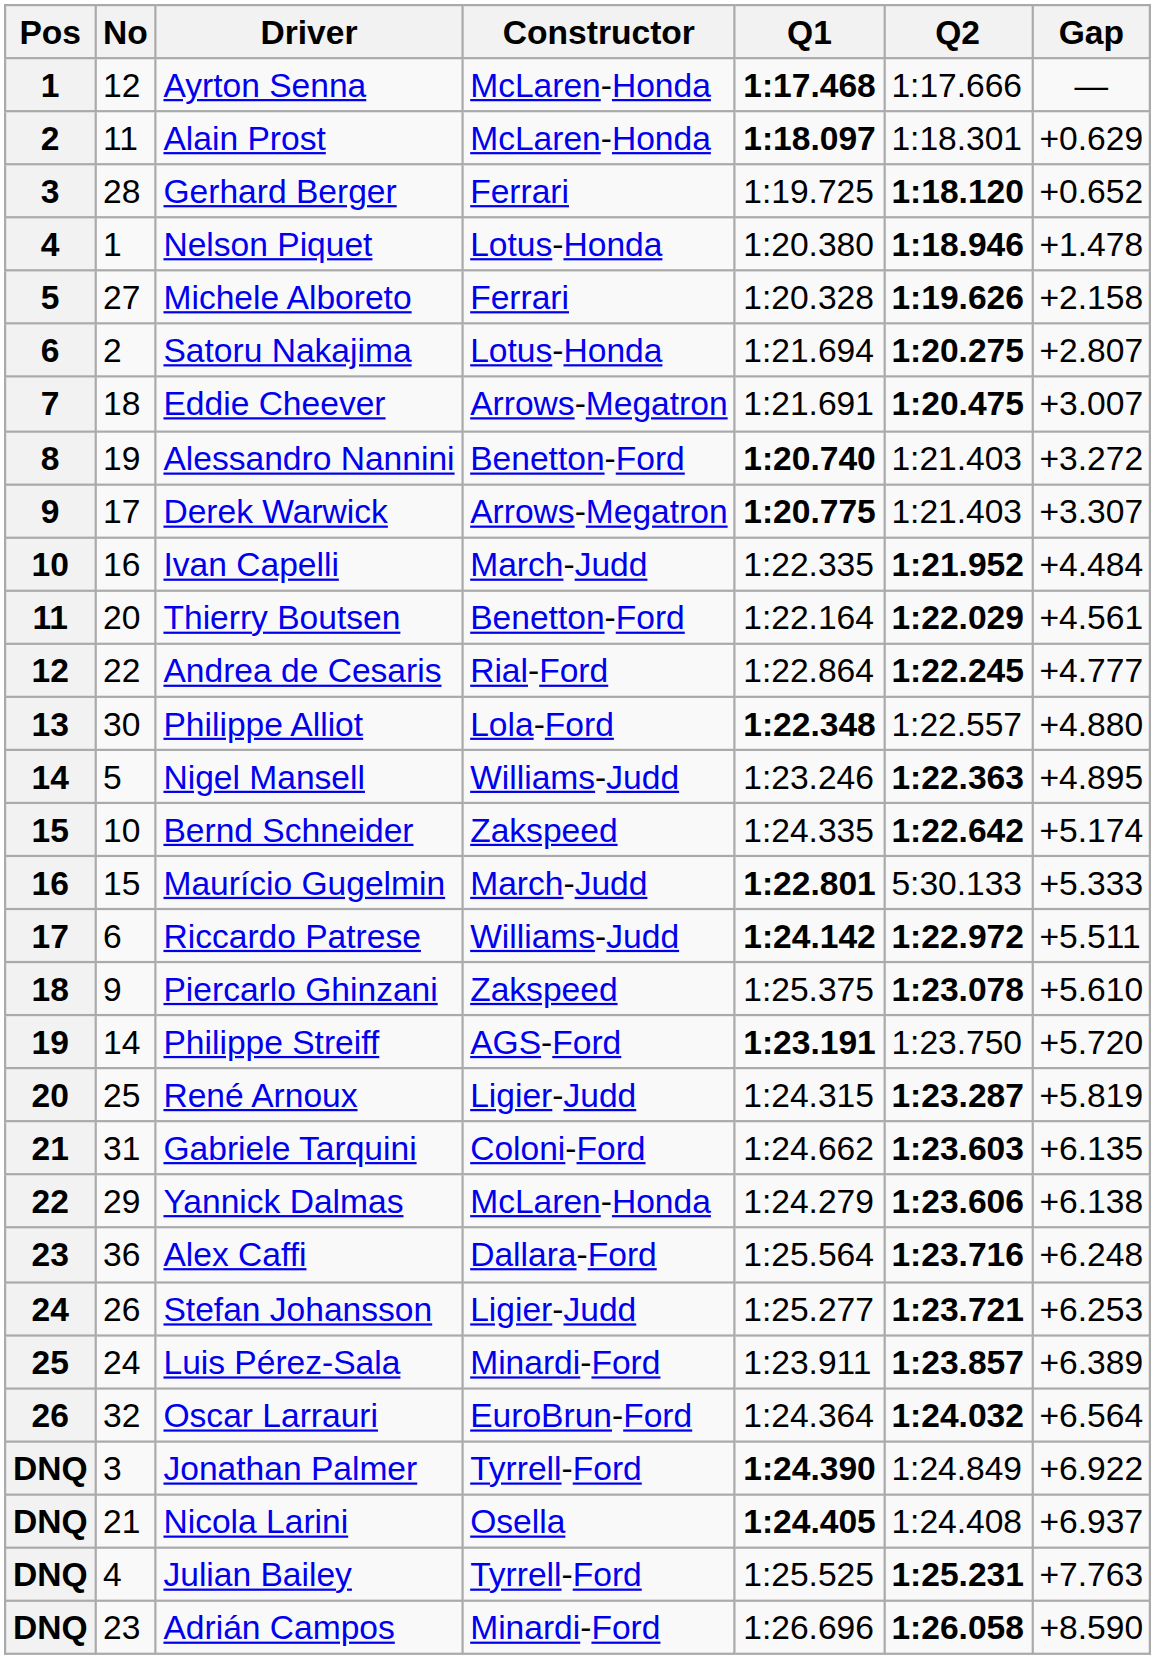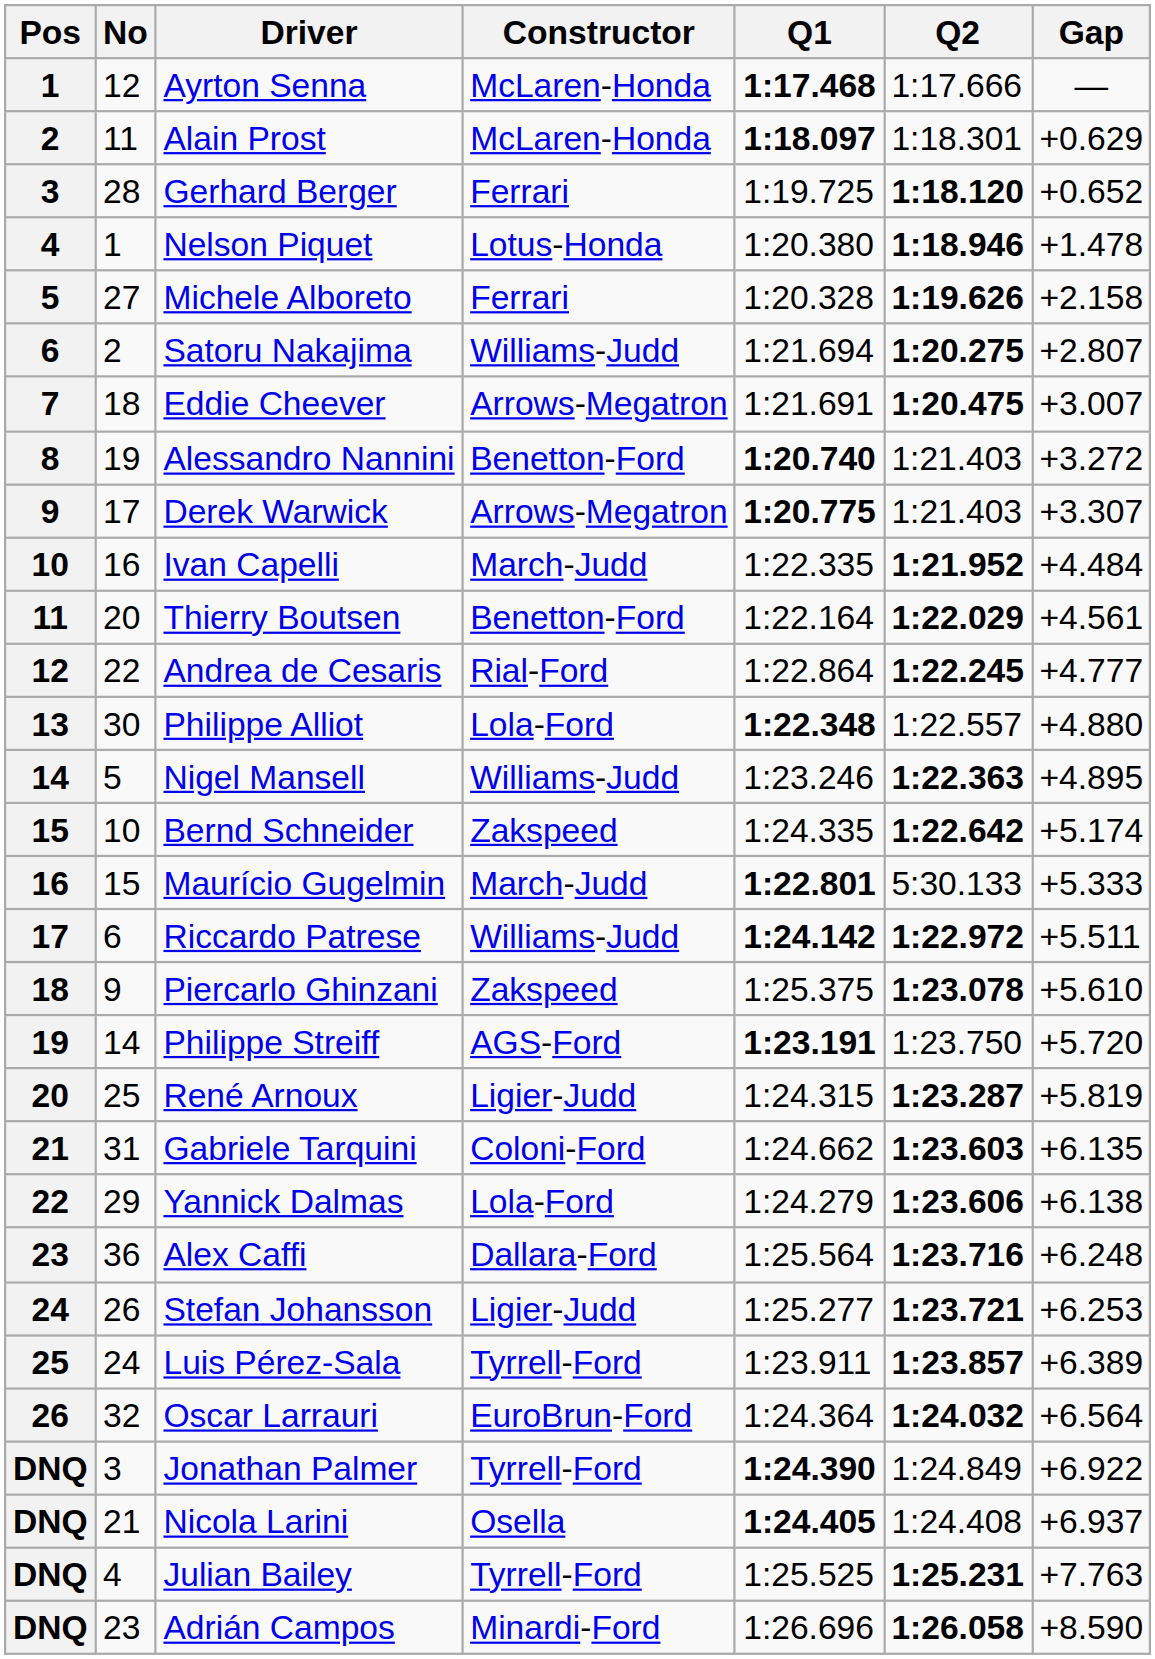(566, 351) Lotus-Honda -> (575, 351) Williams-Judd
(591, 1202) McLaren-Honda -> (542, 1202) Lola-Ford
(565, 1361) Minardi-Ford -> (556, 1361) Tyrrell-Ford
